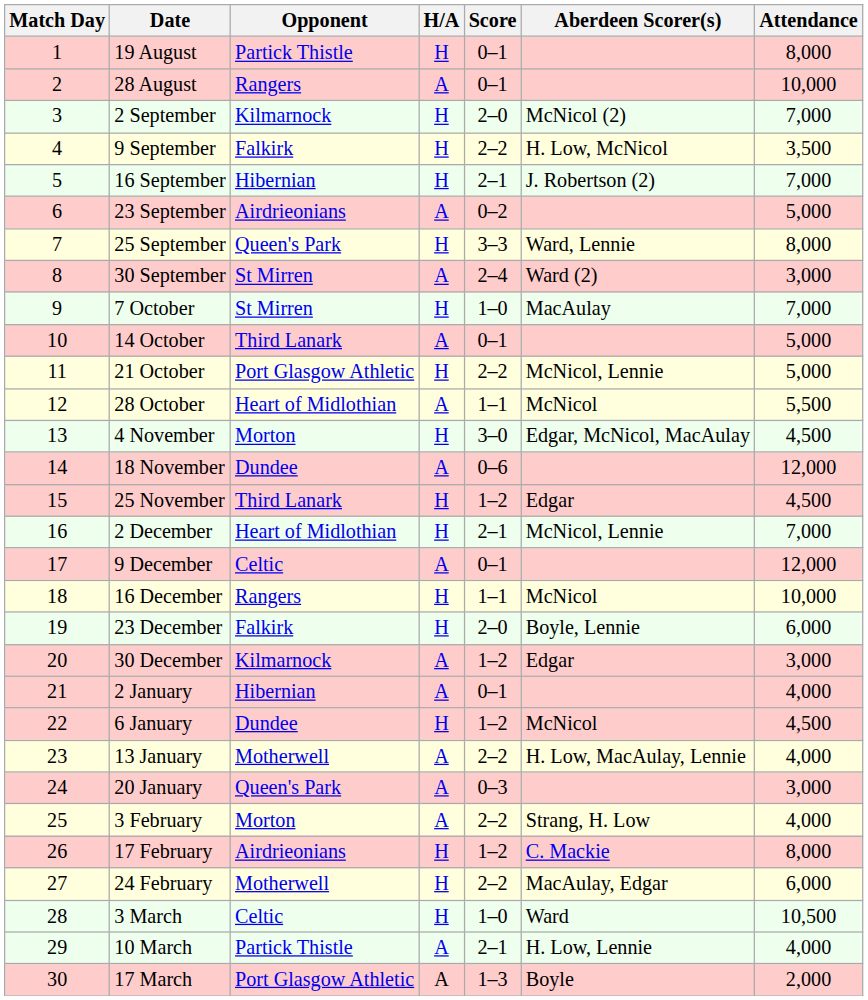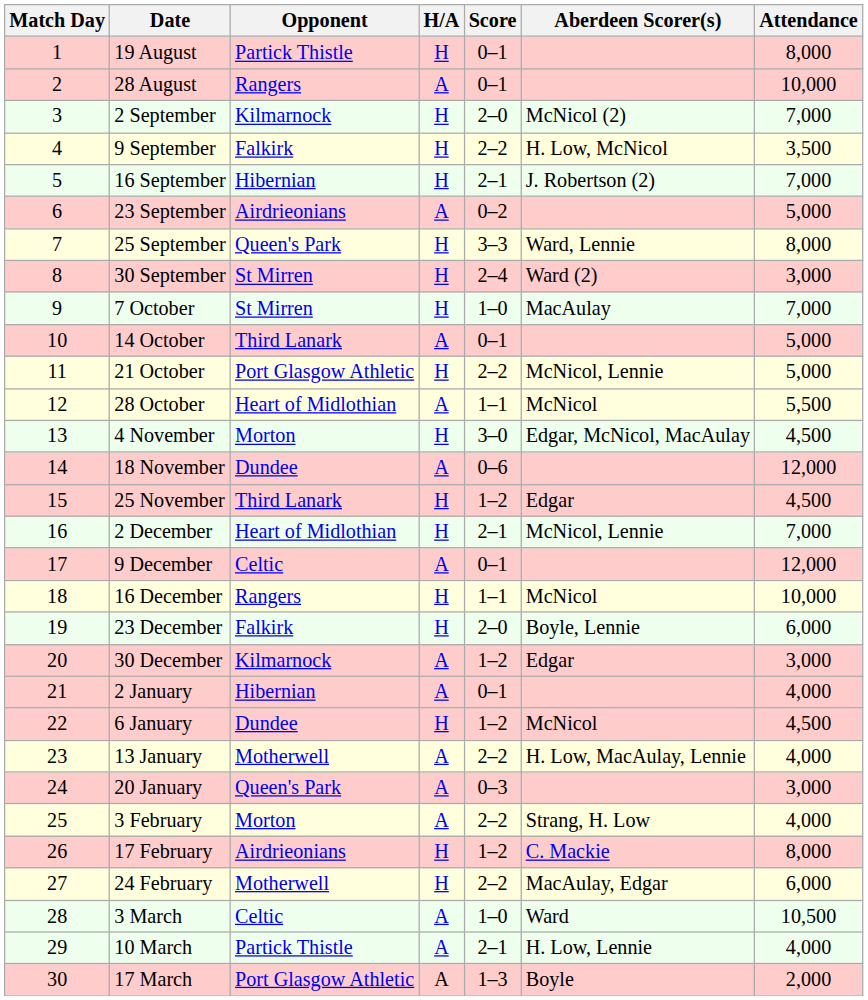(441, 276) A -> (441, 276) H
(441, 915) H -> (441, 915) A
